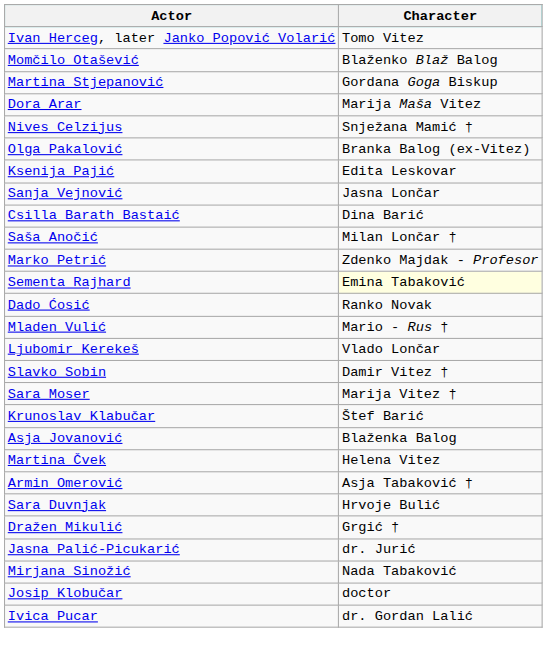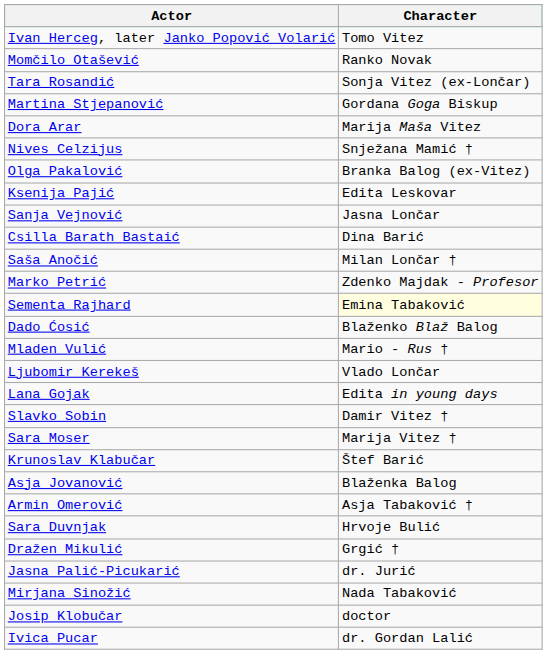(420, 60) Blaženko Blaž Balog -> (387, 60) Ranko Novak
+ row: (61, 82)
(387, 305) Ranko Novak -> (420, 327) Blaženko Blaž Balog
+ row: (49, 394)
- row: (57, 461)
